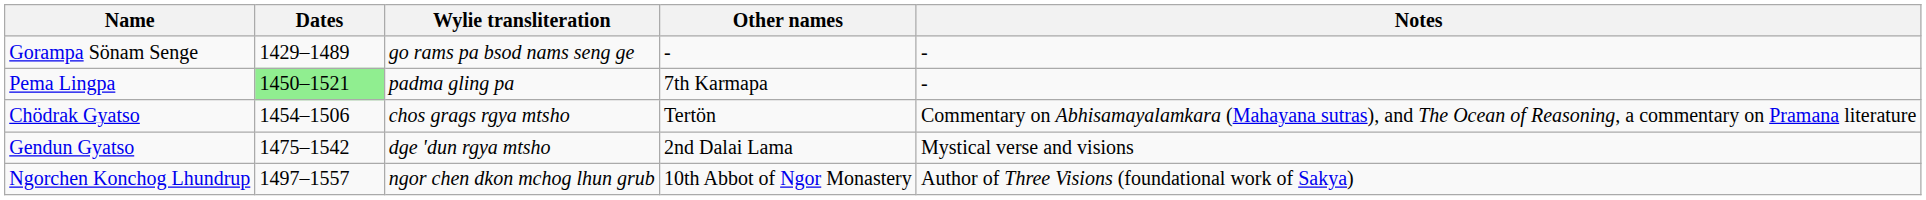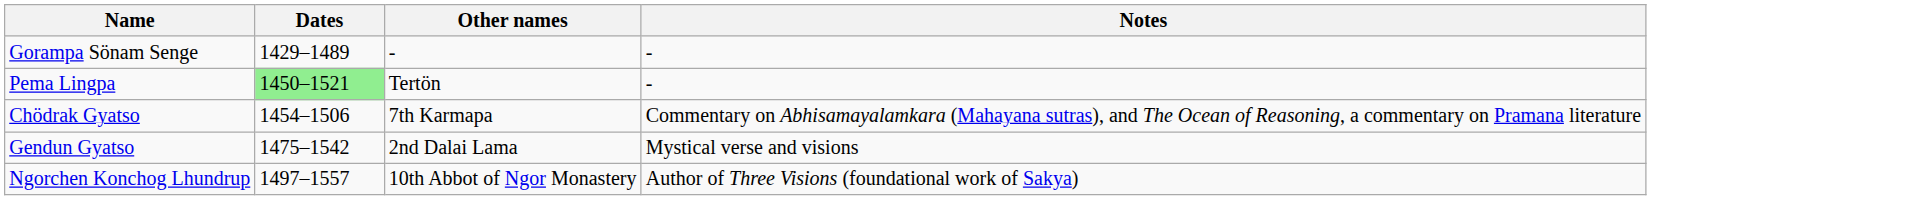- column: (522, 20)
(716, 83) 7th Karmapa -> (415, 83) Tertön
(690, 115) Tertön -> (441, 115) 7th Karmapa
